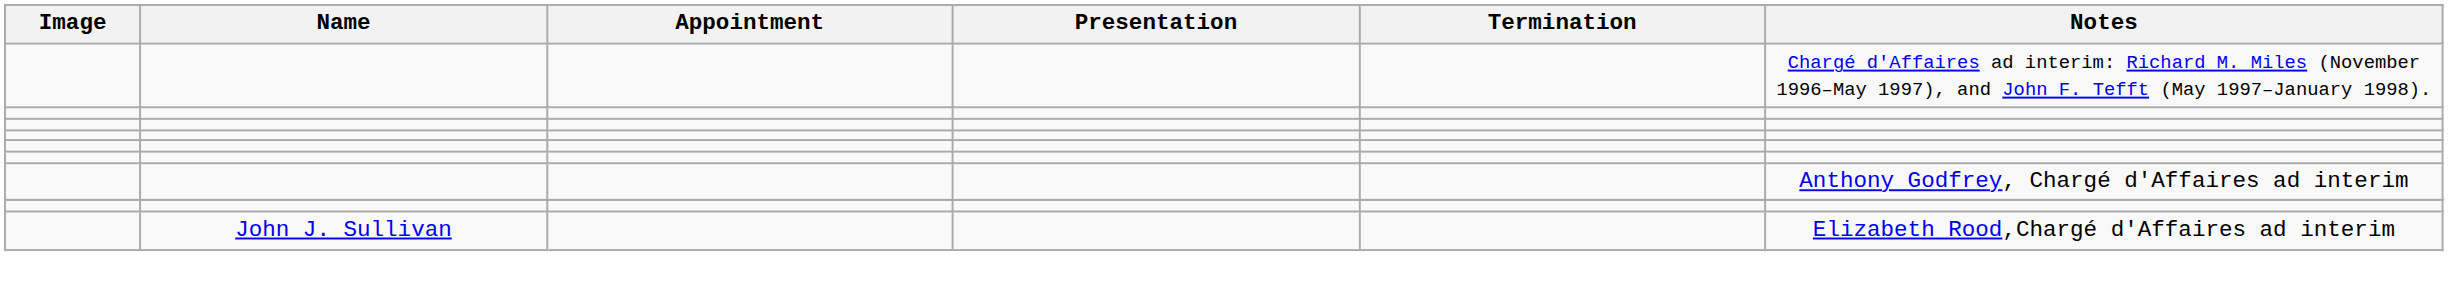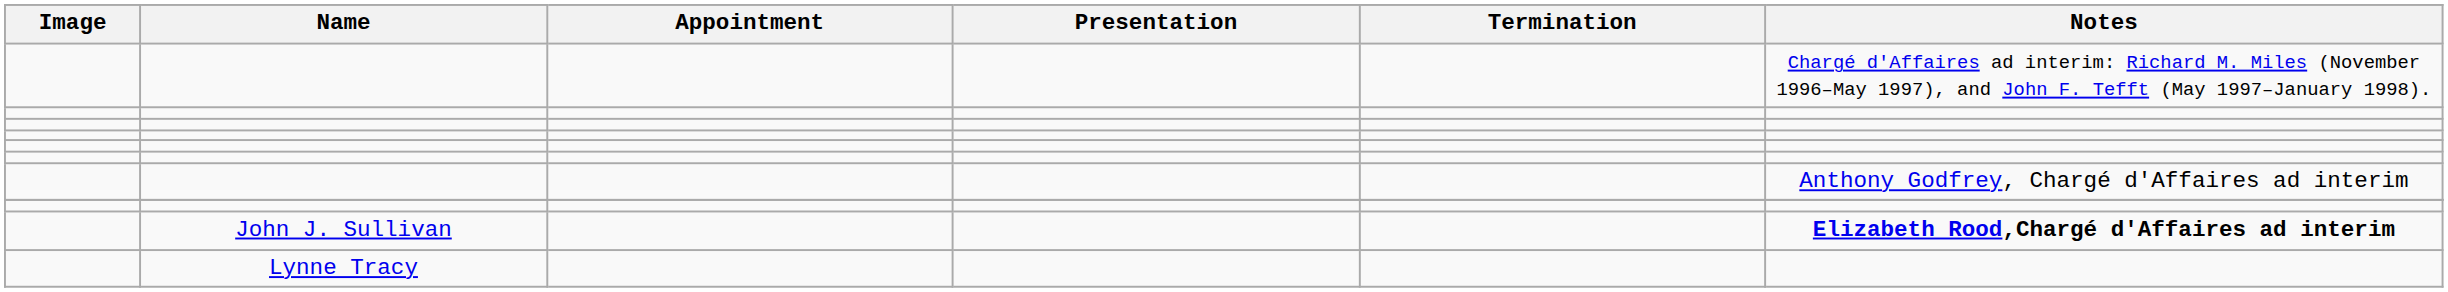(2104, 230) normal -> (2104, 230) bold
+ row: (73, 268)
